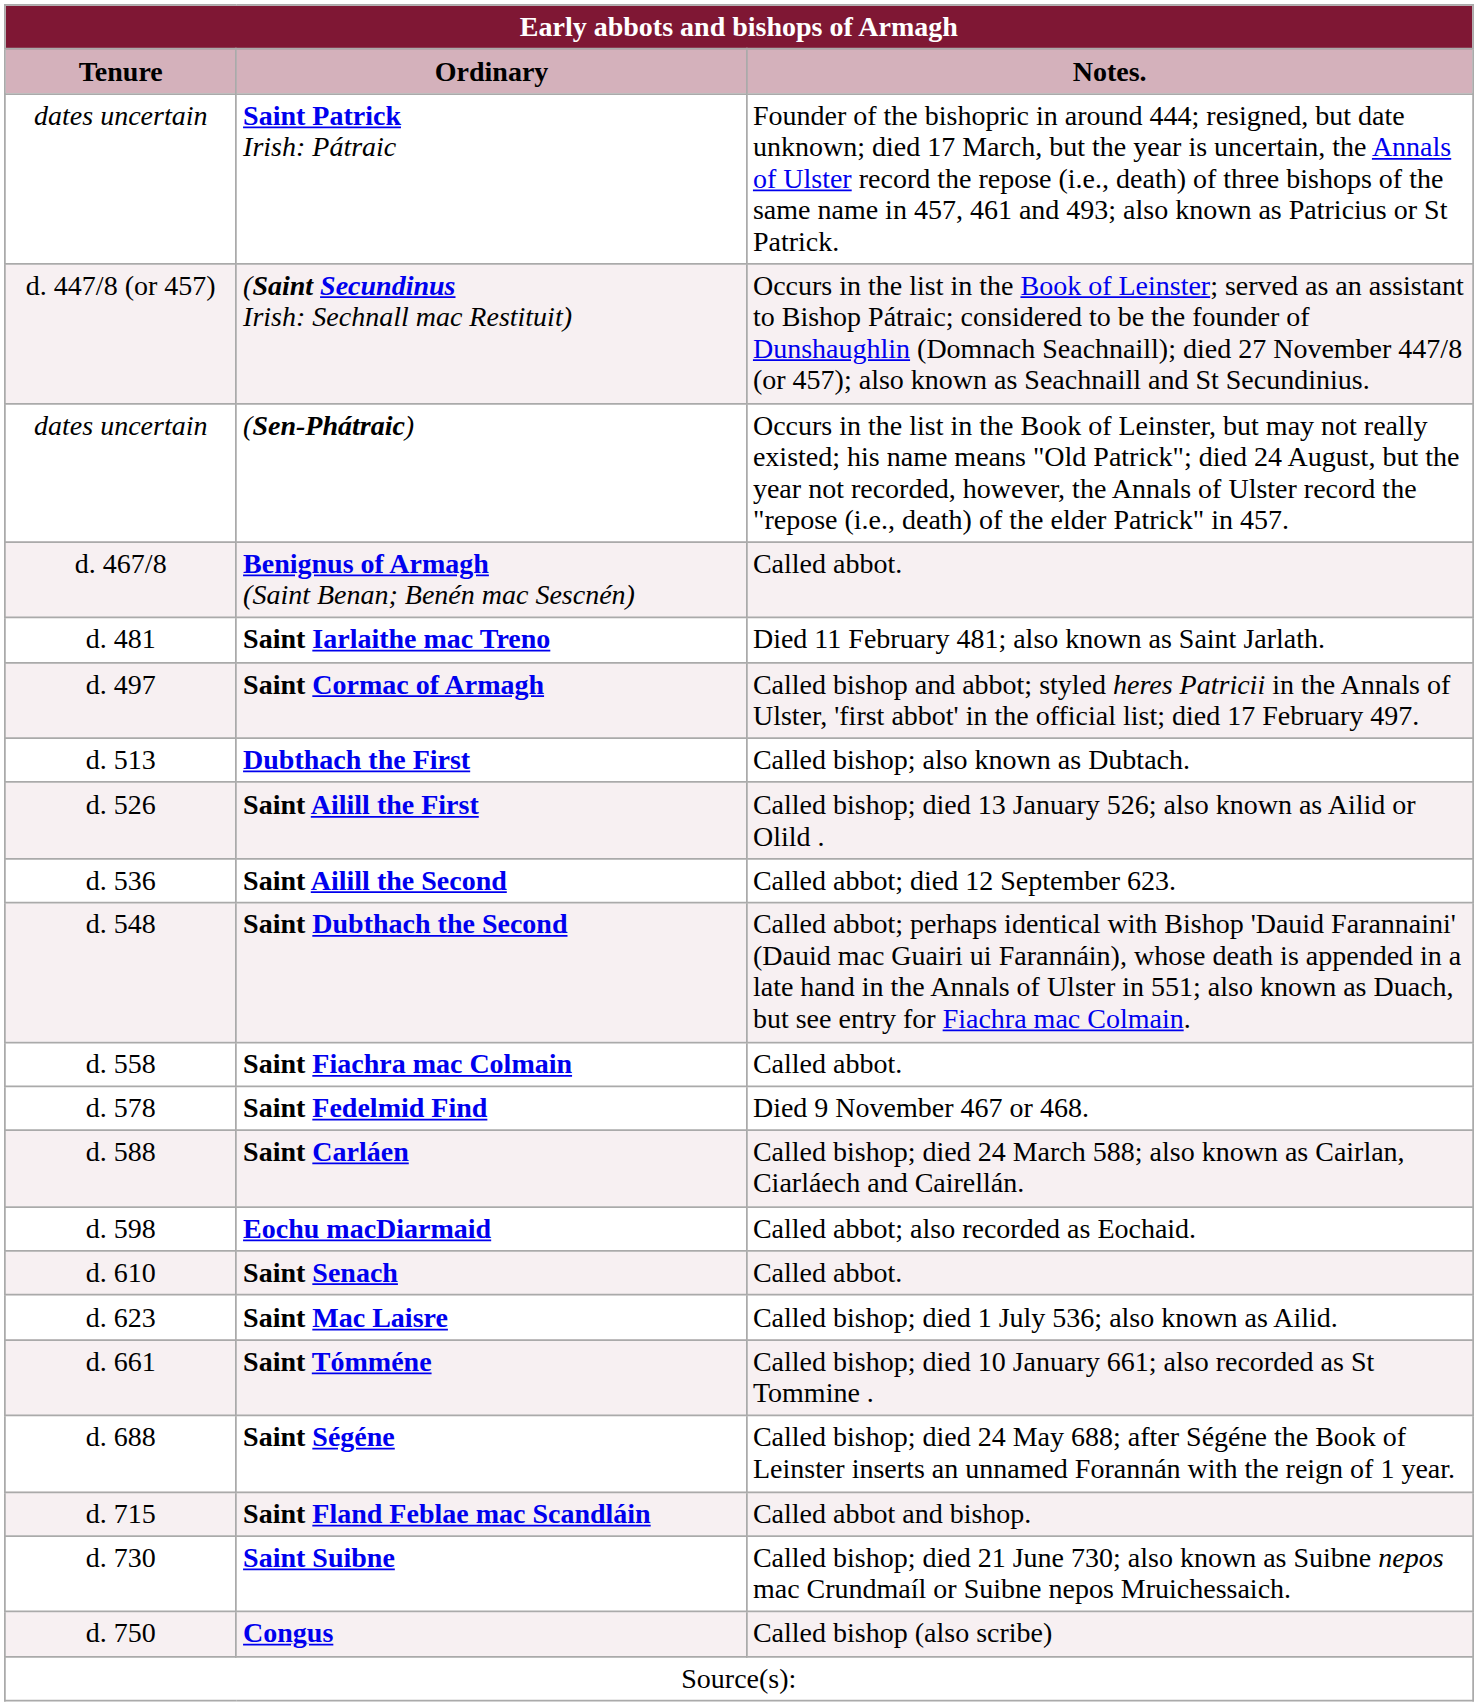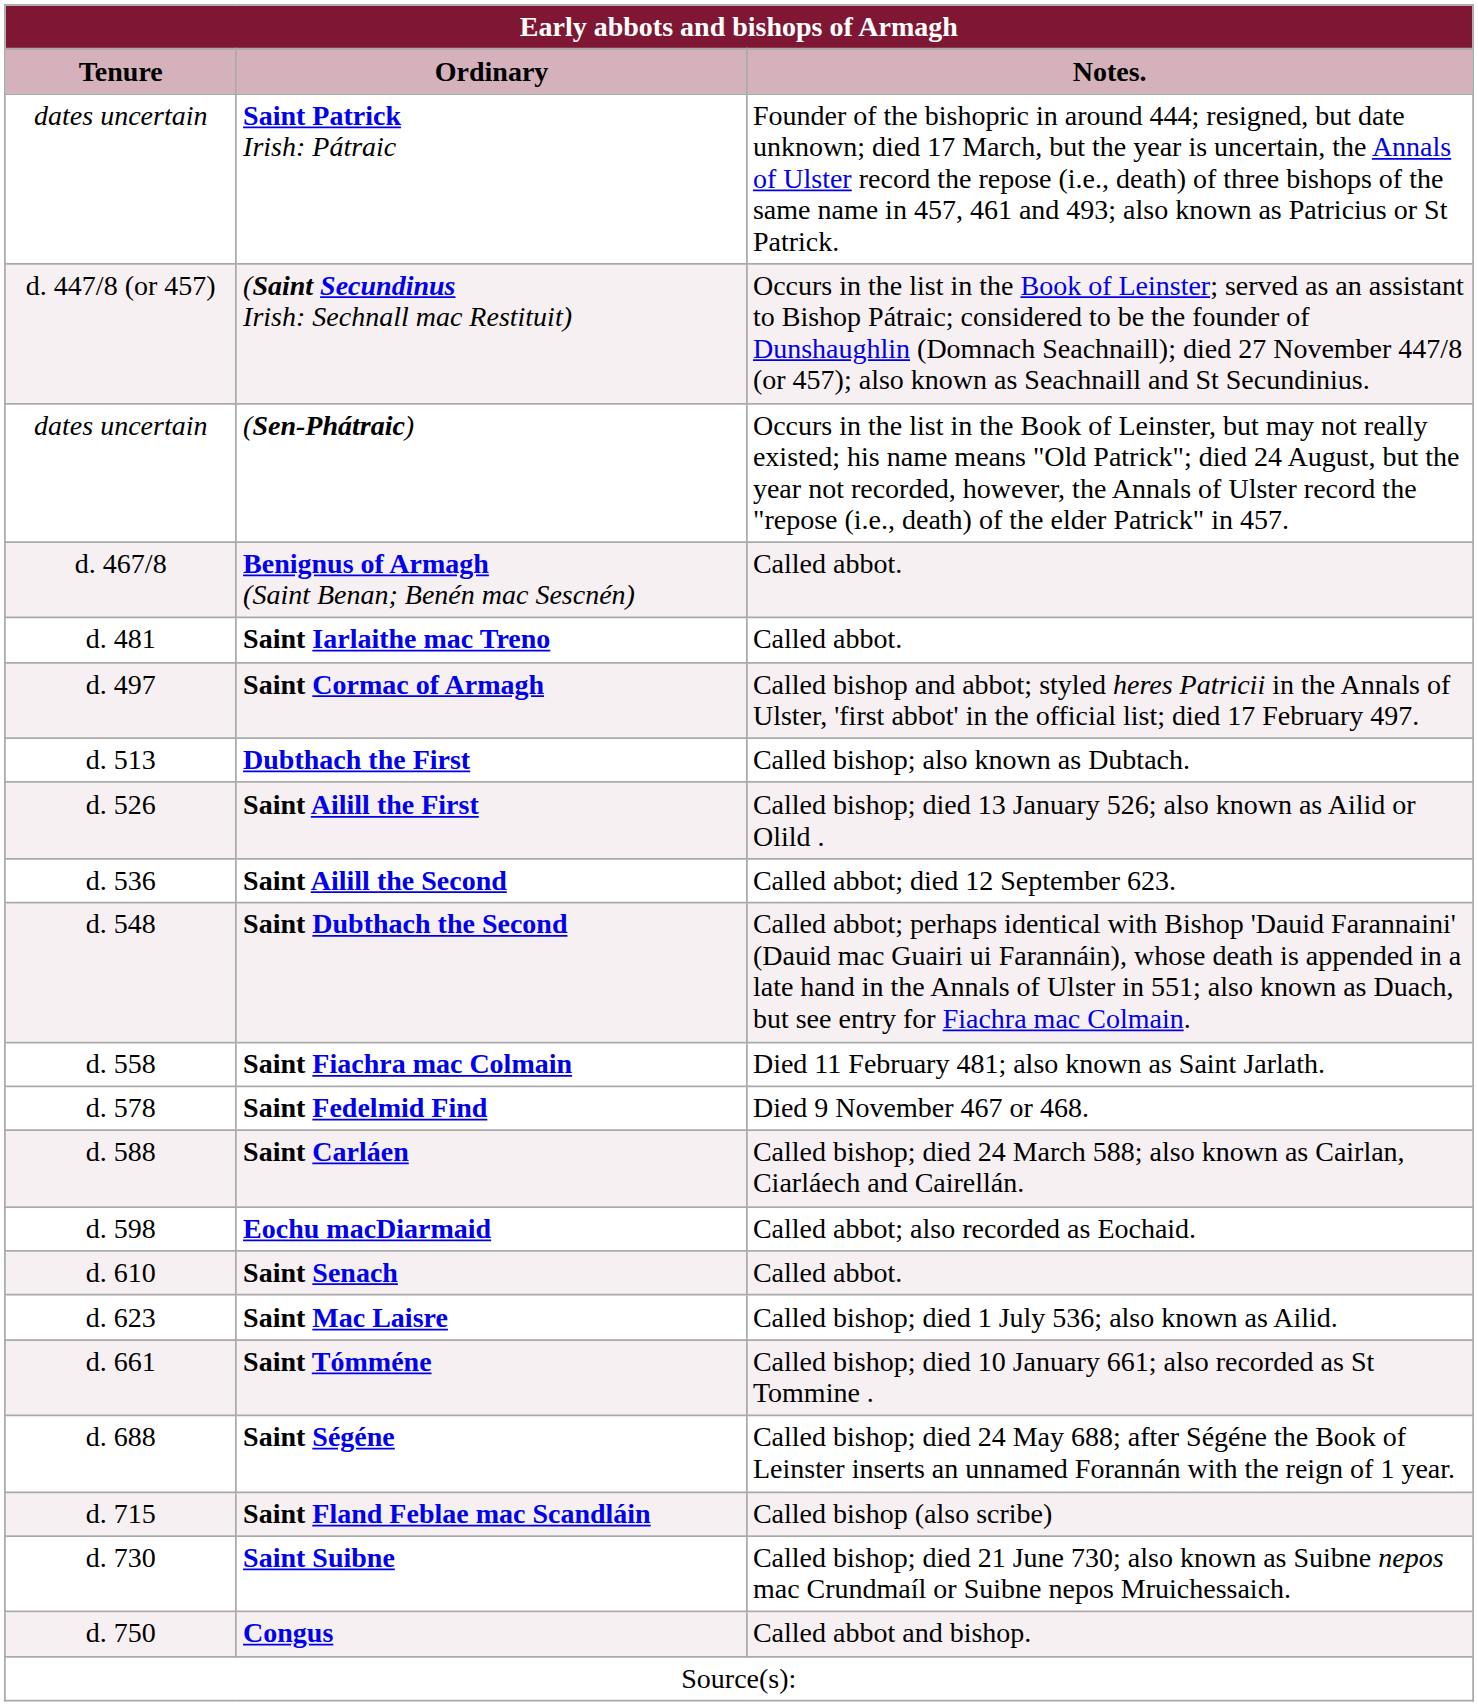(1039, 639) Died 11 February 481; also known as Saint Jarlath. -> (828, 639) Called abbot.
(828, 1063) Called abbot. -> (1039, 1063) Died 11 February 481; also known as Saint Jarlath.
(892, 1513) Called abbot and bishop. -> (903, 1513) Called bishop (also scribe)
(903, 1633) Called bishop (also scribe) -> (892, 1633) Called abbot and bishop.
